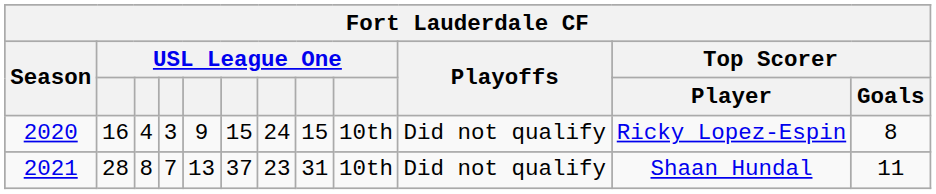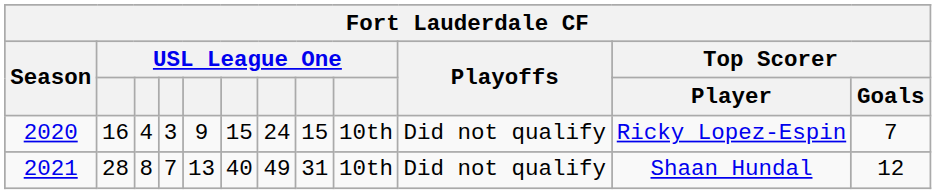(891, 133) 8 -> (891, 133) 7
(239, 170) 37 -> (239, 170) 40
(277, 170) 23 -> (277, 170) 49
(891, 170) 11 -> (891, 170) 12
